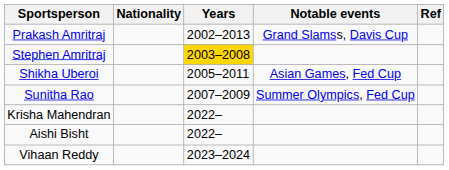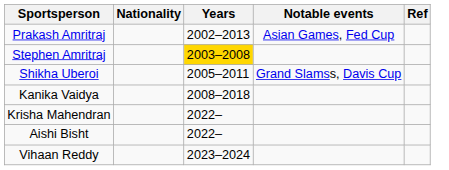(335, 34) Grand Slamss, Davis Cup -> (329, 34) Asian Games, Fed Cup
(335, 74) Asian Games, Fed Cup -> (329, 74) Grand Slamss, Davis Cup
- row: (59, 94)
+ row: (59, 94)
